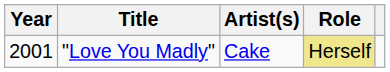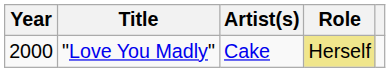(31, 51) 2001 -> (31, 51) 2000
